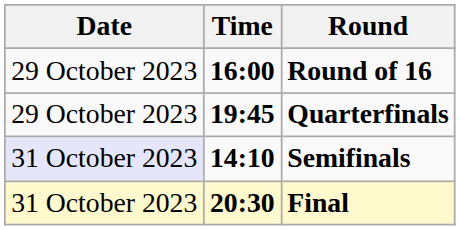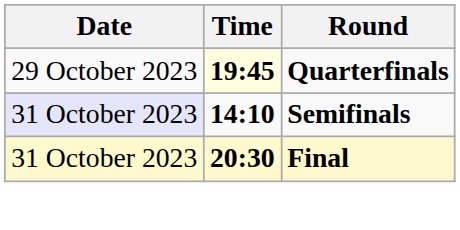- row: (360, 70)
(242, 114) no background -> (242, 70) lightyellow background
